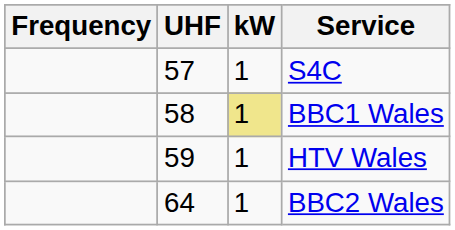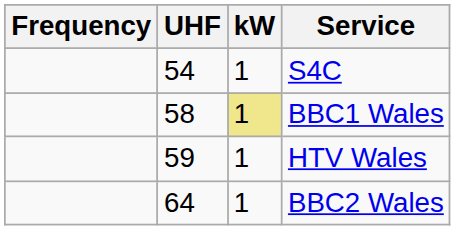(179, 70) 57 -> (179, 70) 54
